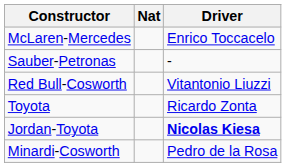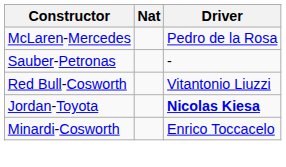(221, 39) Enrico Toccacelo -> (222, 39) Pedro de la Rosa
- row: (29, 106)
(222, 152) Pedro de la Rosa -> (221, 129) Enrico Toccacelo
